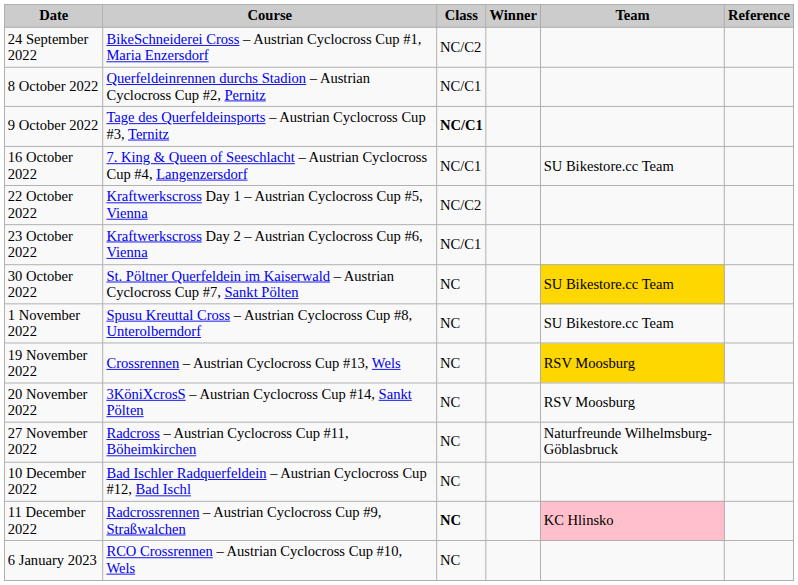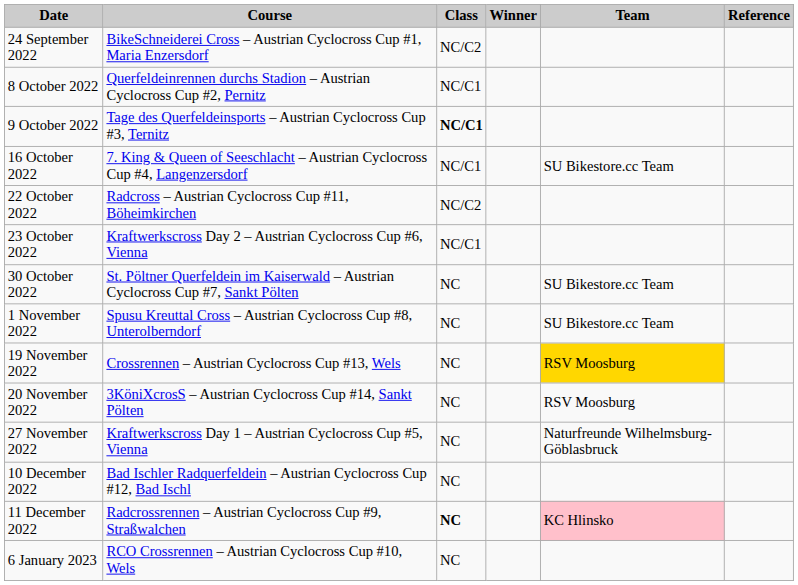(265, 205) Kraftwerkscross Day 1 – Austrian Cyclocross Cup #5, Vienna -> (227, 205) Radcross – Austrian Cyclocross Cup #11, Böheimkirchen
(609, 284) gold background -> (609, 284) no background
(227, 442) Radcross – Austrian Cyclocross Cup #11, Böheimkirchen -> (265, 442) Kraftwerkscross Day 1 – Austrian Cyclocross Cup #5, Vienna
